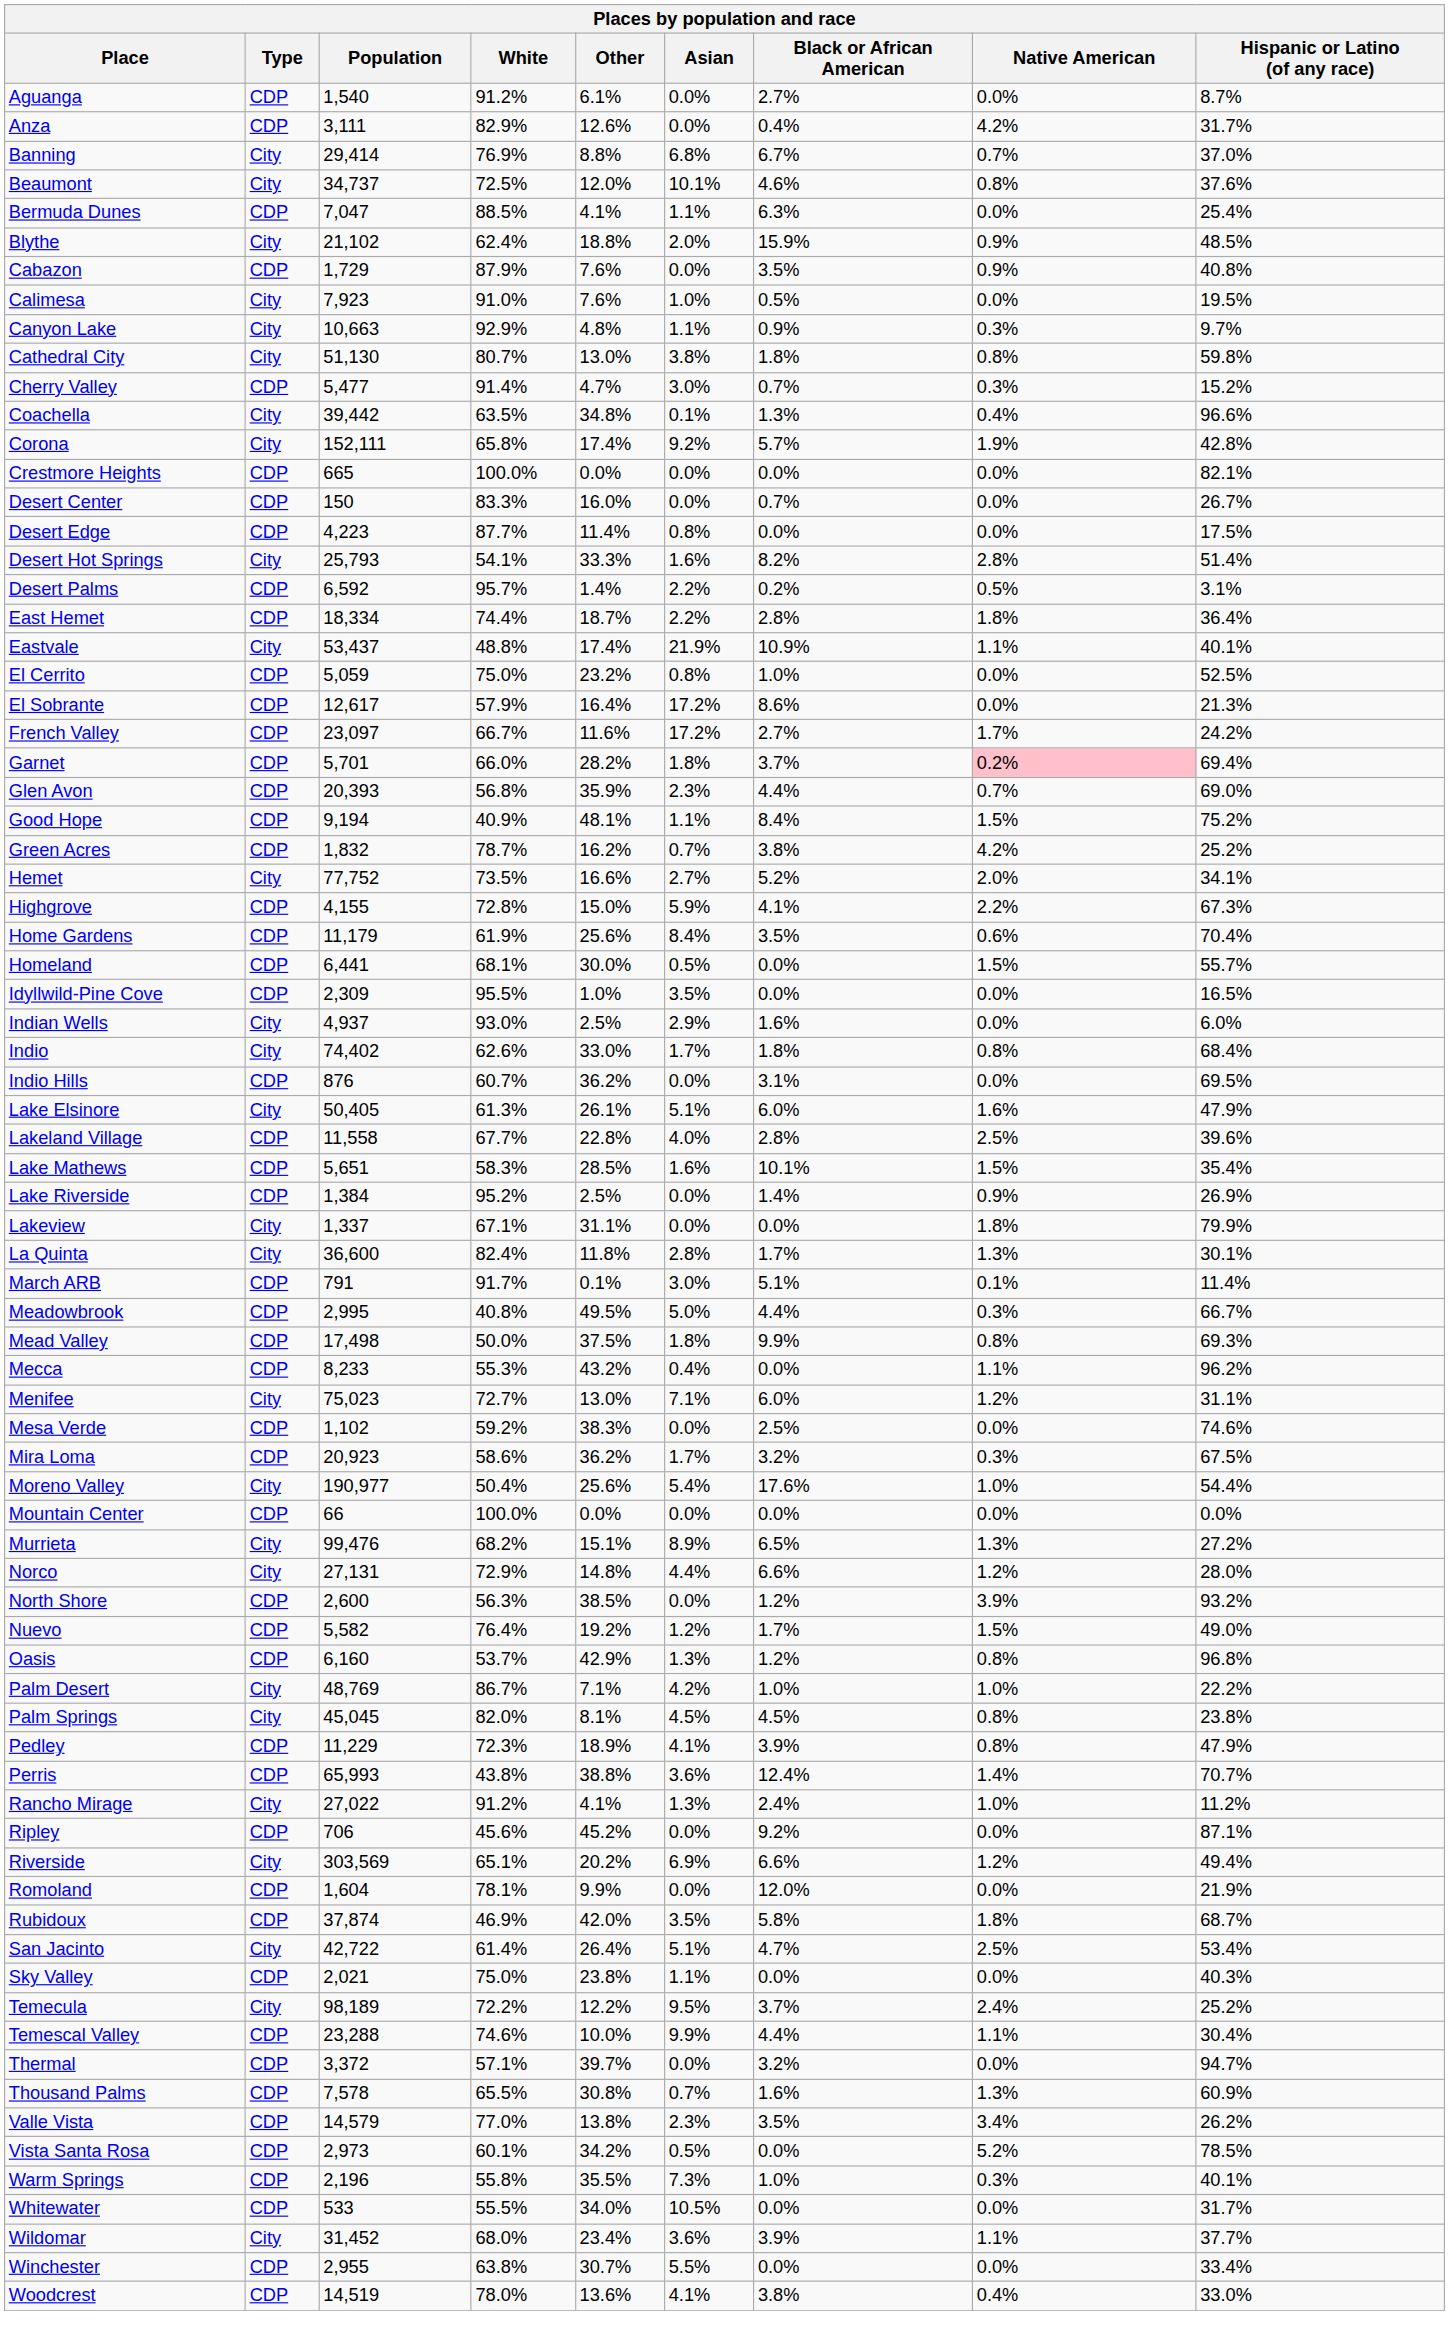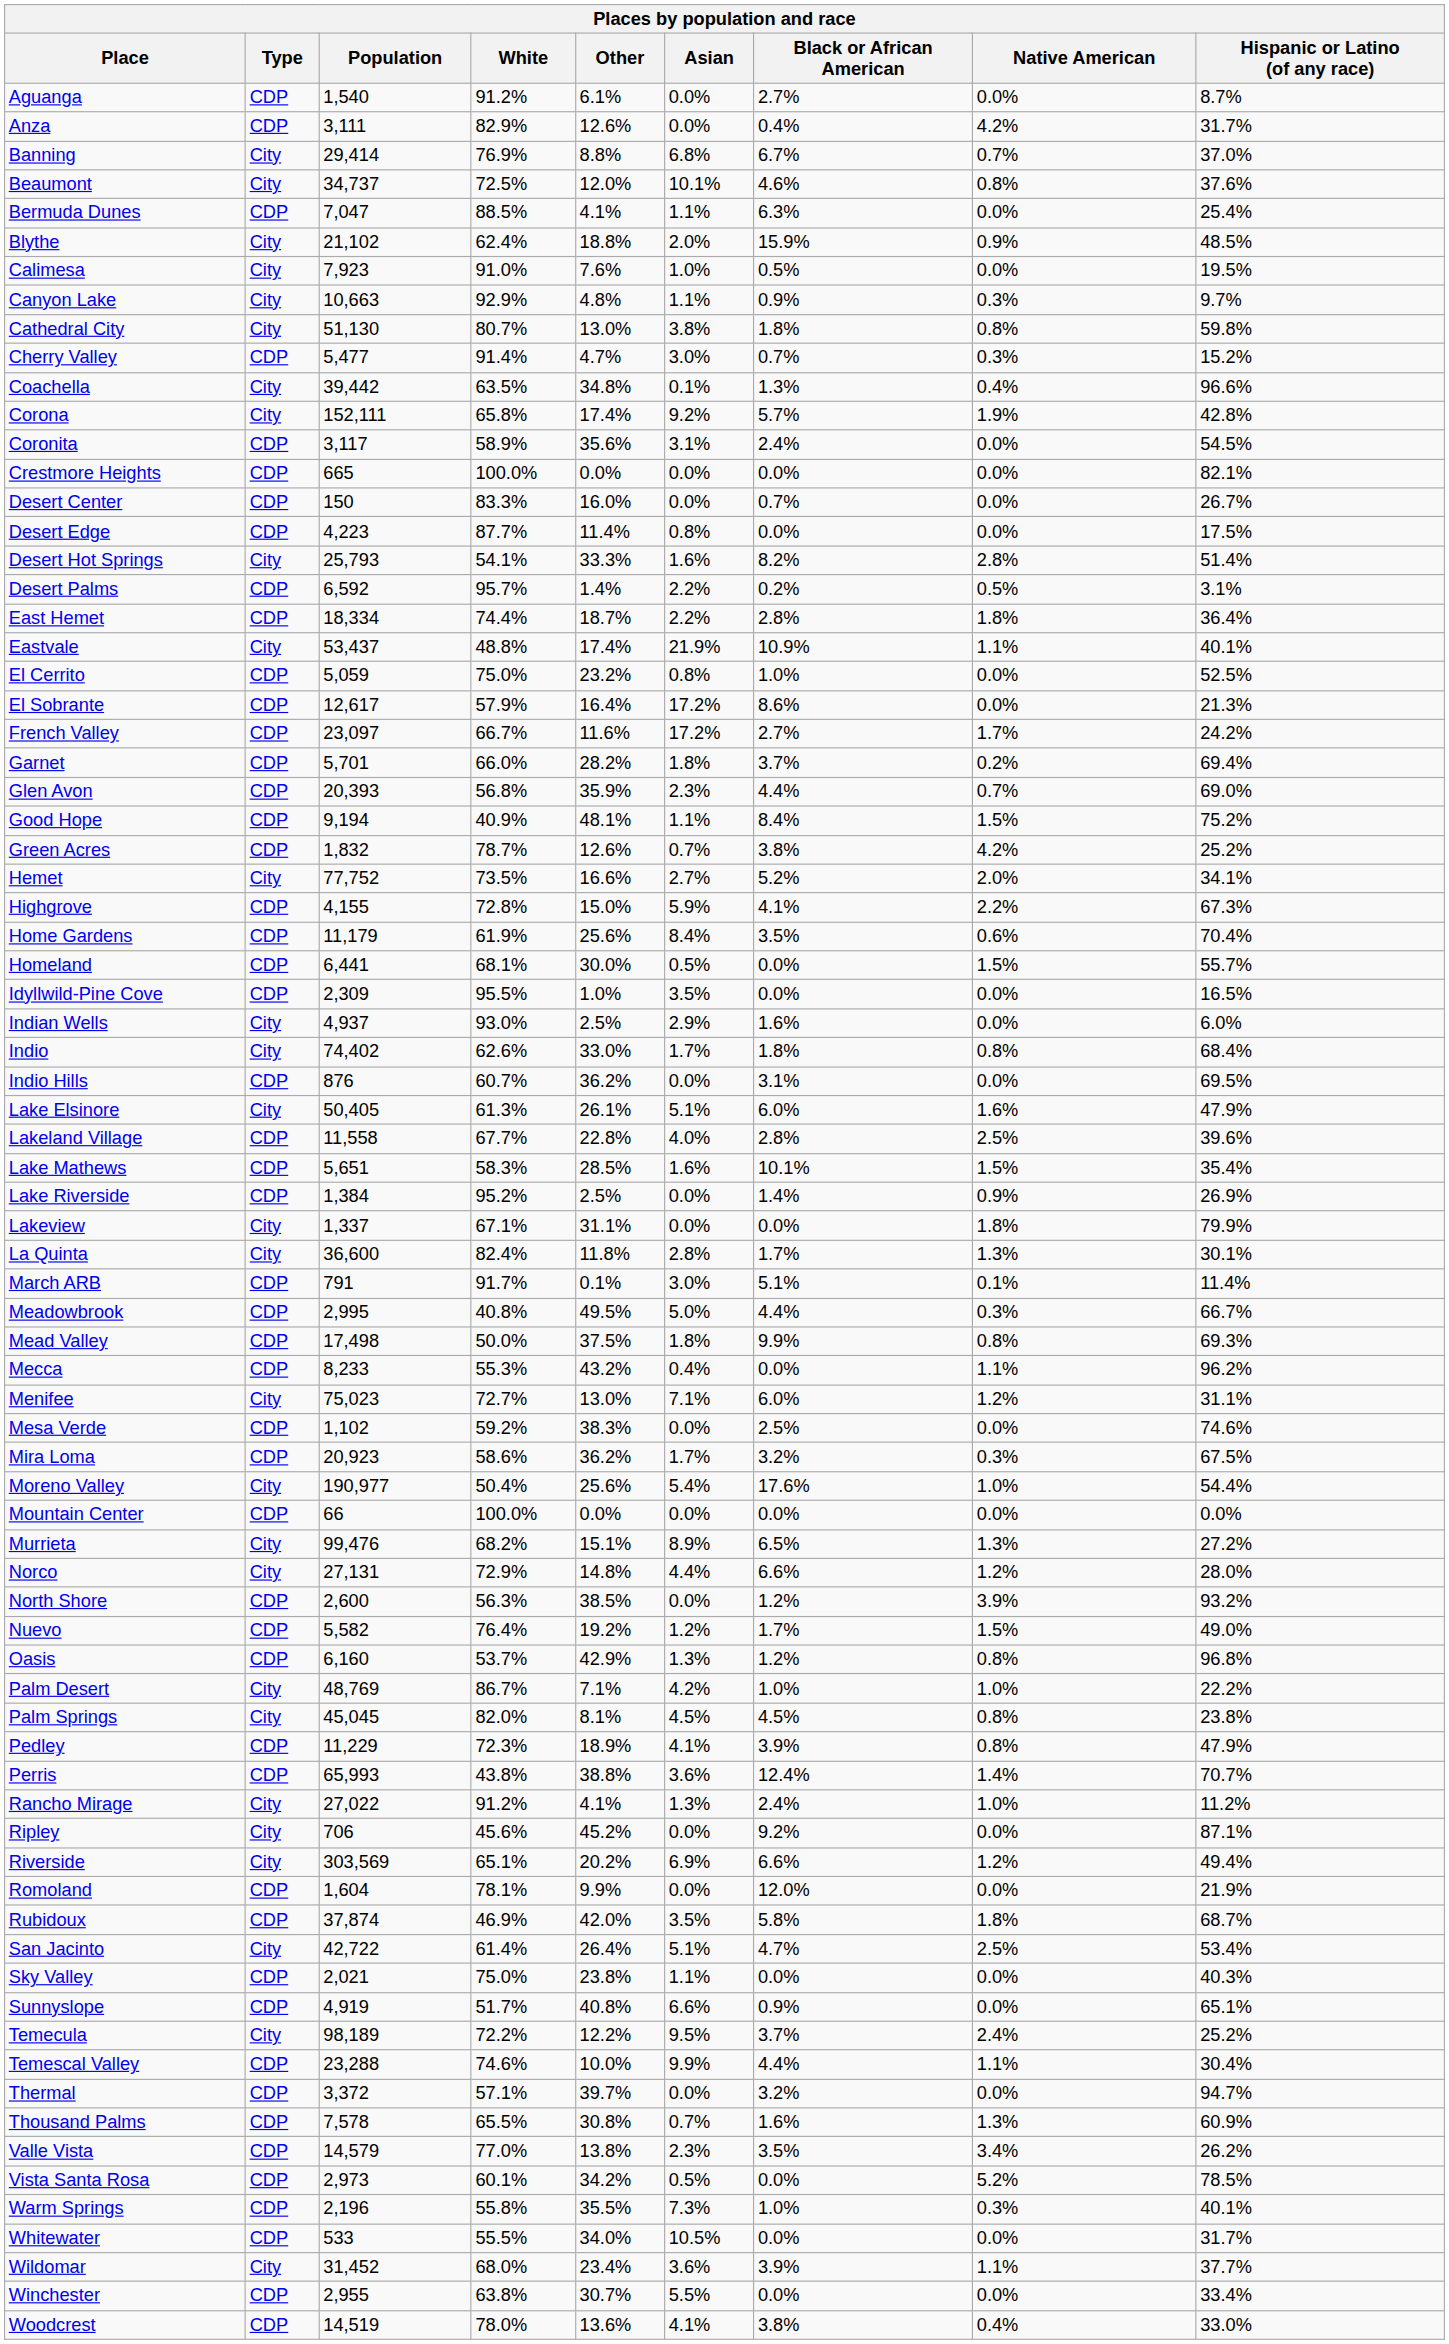- row: (45, 270)
+ row: (43, 444)
(998, 762) pink background -> (998, 762) no background
(605, 849) 16.2% -> (605, 849) 12.6%
(269, 1832) CDP -> (265, 1832) City
+ row: (56, 2006)
